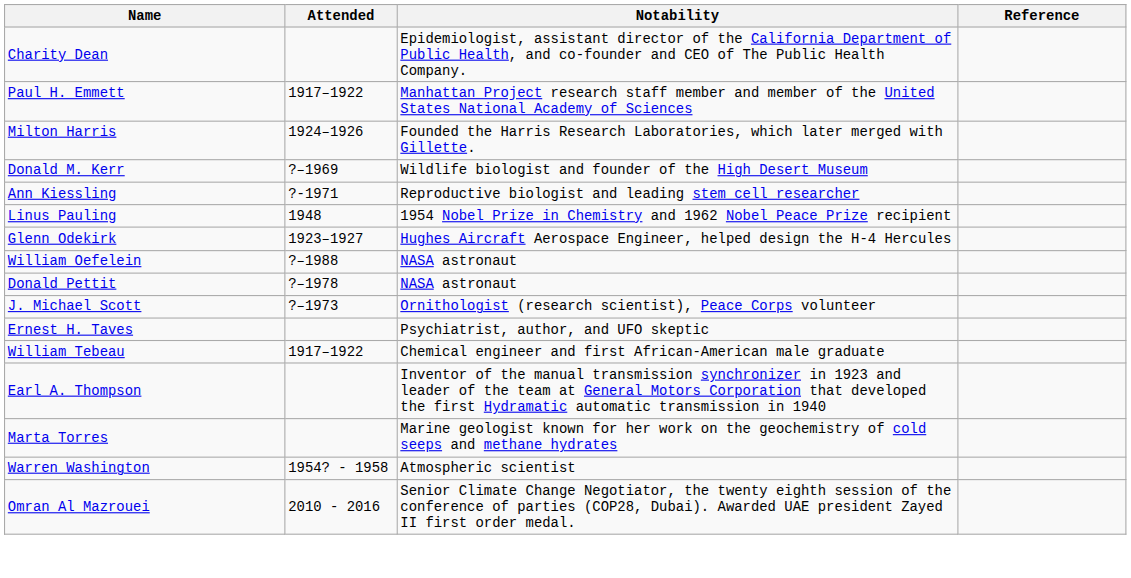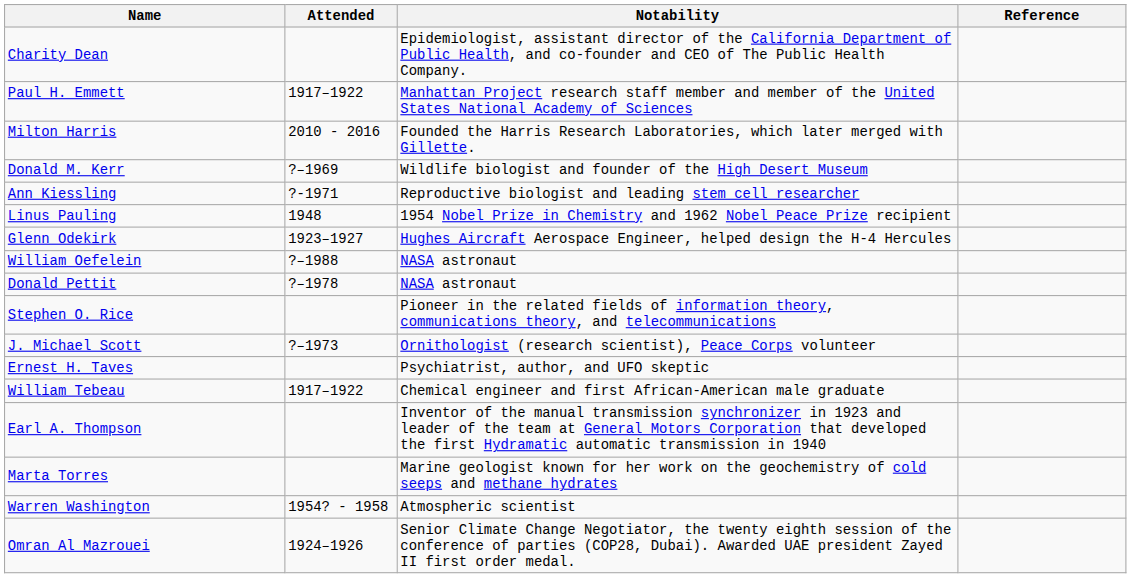(326, 132) 1924–1926 -> (334, 132) 2010 - 2016
+ row: (70, 315)
(334, 507) 2010 - 2016 -> (326, 546) 1924–1926
